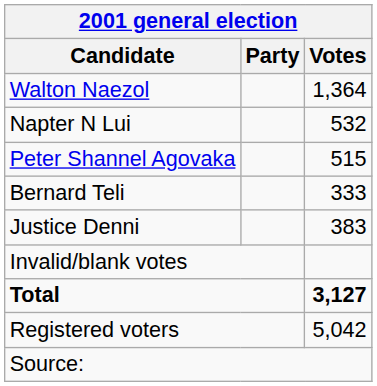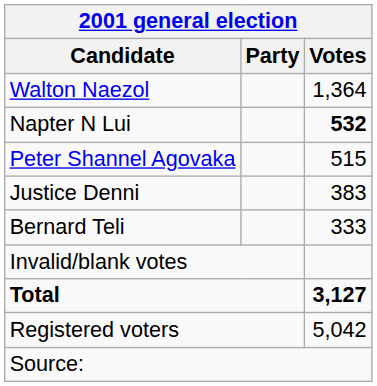(349, 124) normal -> (349, 124) bold
rows swapped: (74, 227) <-> (67, 192)
